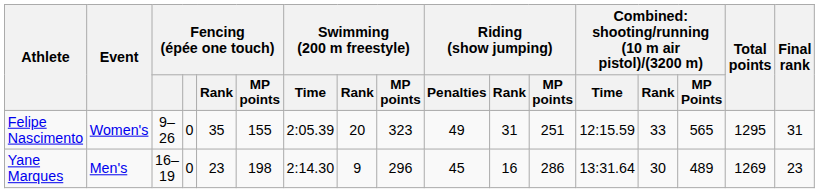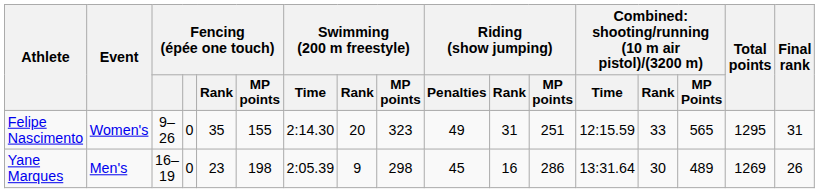(310, 130) 2:05.39 -> (310, 130) 2:14.30
(310, 169) 2:14.30 -> (310, 169) 2:05.39
(400, 169) 296 -> (400, 169) 298
(795, 169) 23 -> (795, 169) 26
